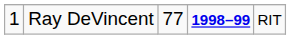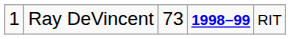(173, 19) 77 -> (173, 19) 73
